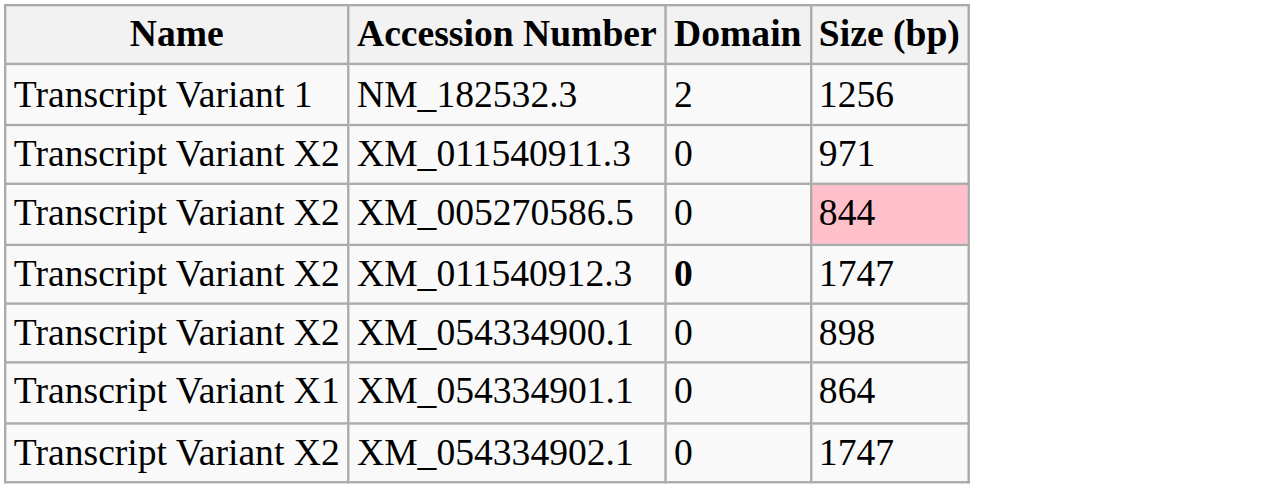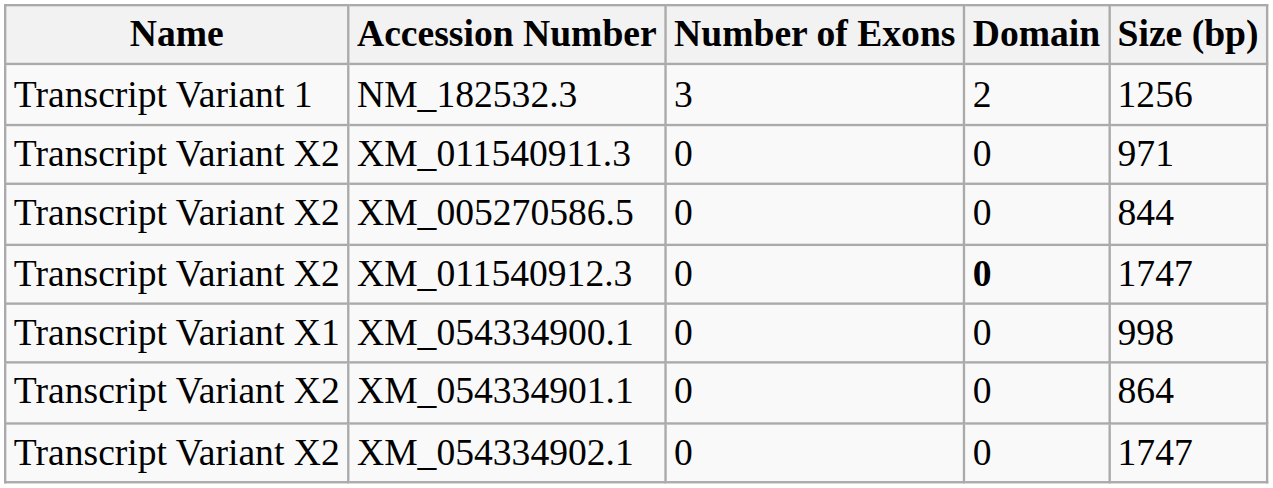+ column: (815, 34)
(847, 213) pink background -> (1146, 213) no background
(177, 332) Transcript Variant X2 -> (177, 332) Transcript Variant X1
(847, 332) 898 -> (1146, 332) 998
(177, 392) Transcript Variant X1 -> (177, 392) Transcript Variant X2
